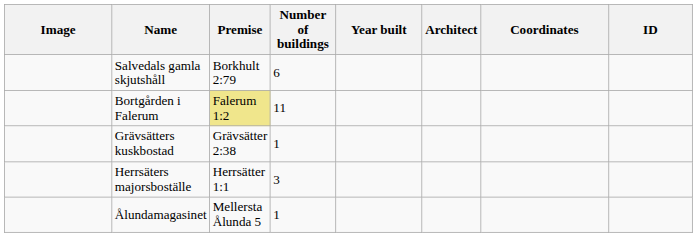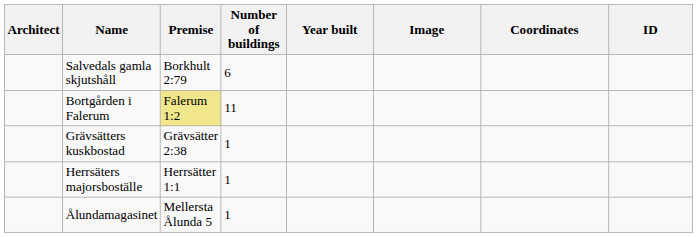columns swapped: (58, 29) <-> (451, 29)
(277, 179) 3 -> (228, 179) 1
